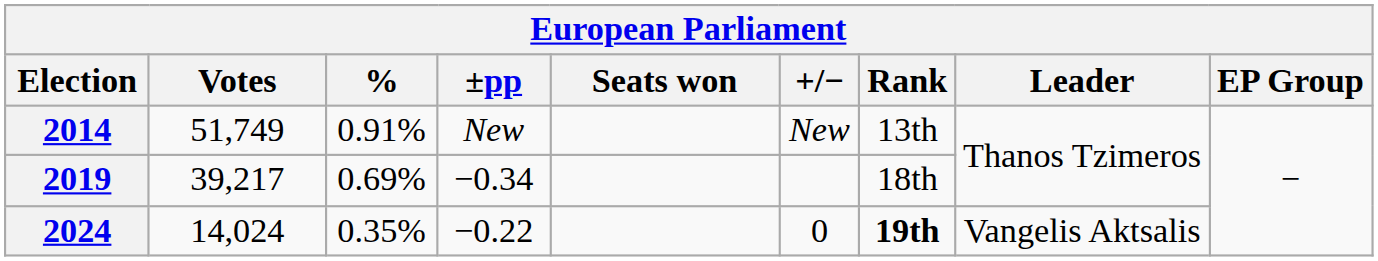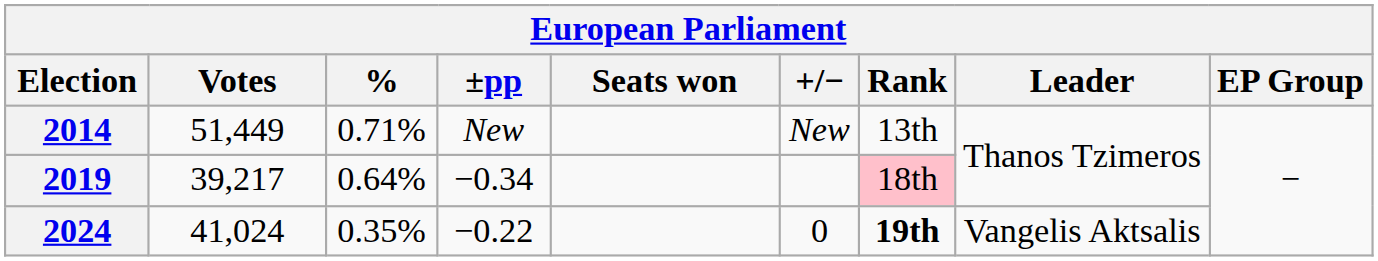(237, 129) 51,749 -> (237, 129) 51,449
(382, 129) 0.91% -> (382, 129) 0.71%
(382, 179) 0.69% -> (382, 179) 0.64%
(907, 179) no background -> (907, 179) pink background
(237, 229) 14,024 -> (237, 229) 41,024
